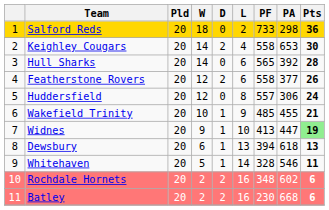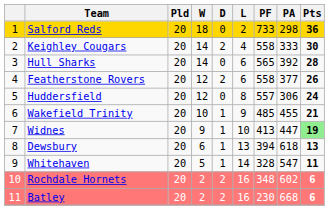(289, 46) 653 -> (289, 46) 333
(289, 163) 546 -> (289, 163) 547
